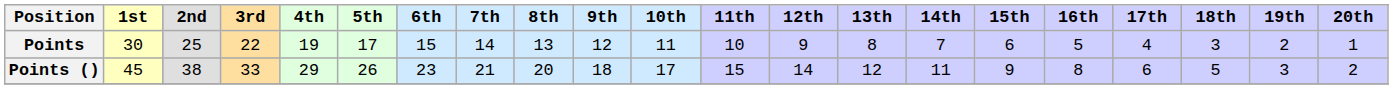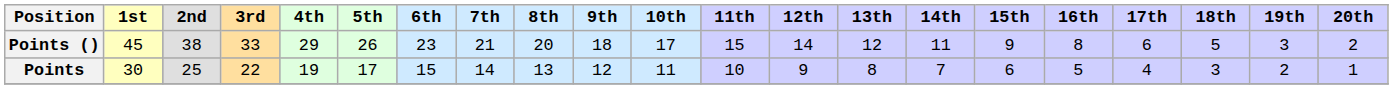rows swapped: (54, 44) <-> (54, 71)
